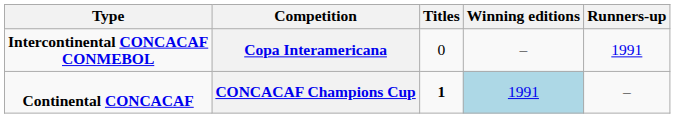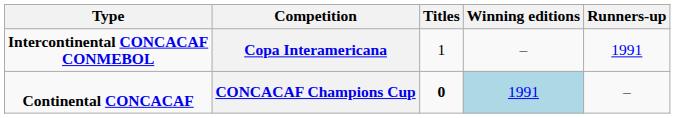(441, 50) 0 -> (441, 50) 1
(441, 92) 1 -> (441, 92) 0
